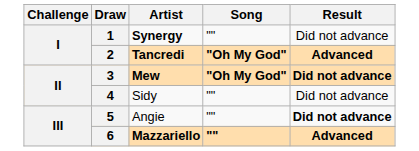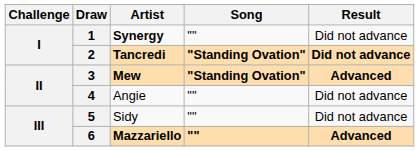(246, 55) "Oh My God" -> (246, 55) "Standing Ovation"
(342, 55) Advanced -> (361, 55) Did not advance
(246, 76) "Oh My God" -> (246, 76) "Standing Ovation"
(342, 76) Did not advance -> (361, 76) Advanced
(144, 96) Sidy -> (129, 96) Angie
(148, 116) Angie -> (125, 116) Sidy
(342, 116) bold -> (361, 116) normal
